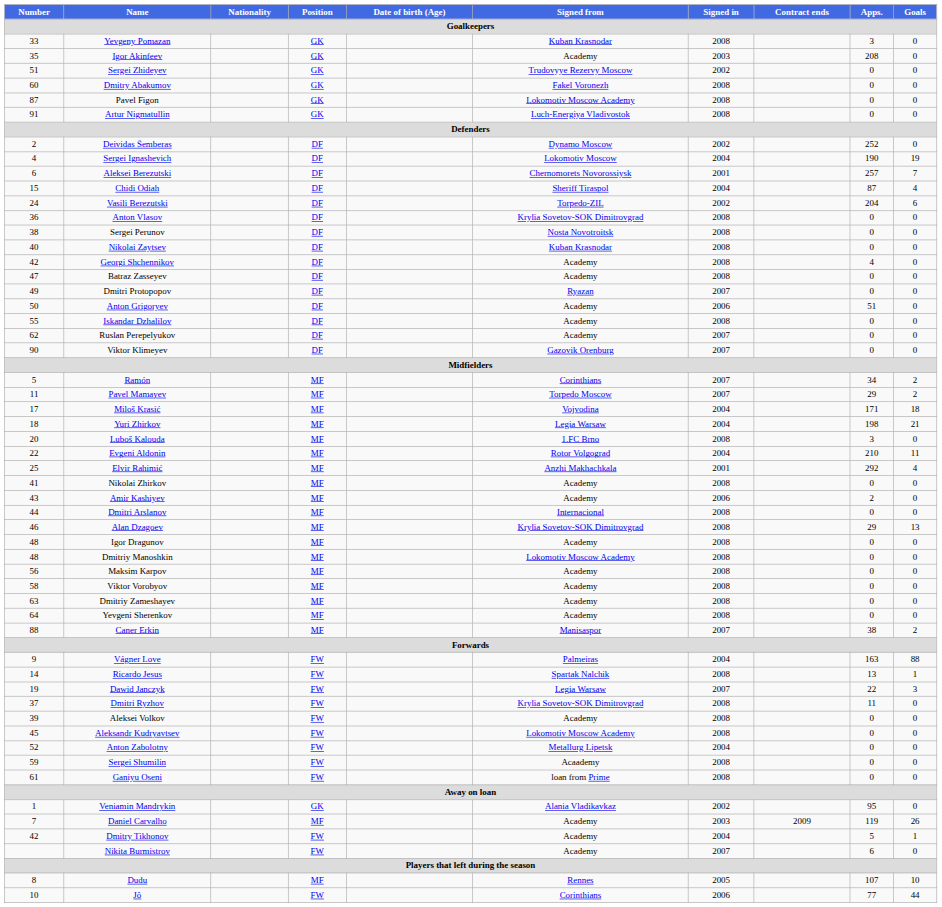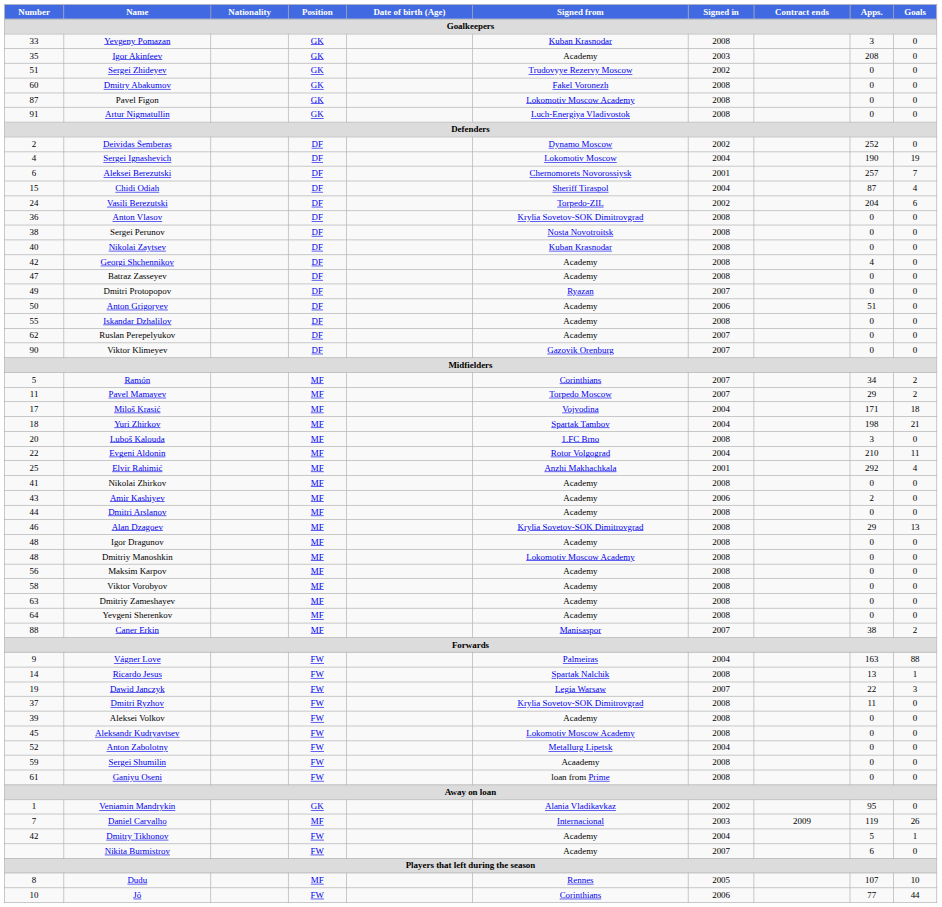(580, 424) Legia Warsaw -> (580, 424) Spartak Tambov
(580, 512) Internacional -> (580, 512) Academy
(580, 822) Academy -> (580, 822) Internacional
